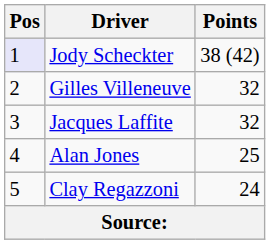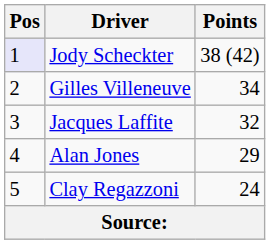(249, 88) 32 -> (249, 88) 34
(249, 155) 25 -> (249, 155) 29
